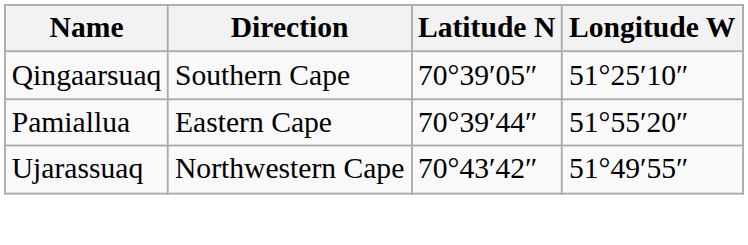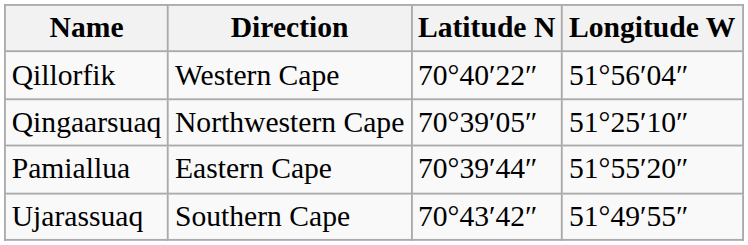+ row: (64, 74)
(263, 74) Southern Cape -> (290, 121) Northwestern Cape
(290, 168) Northwestern Cape -> (263, 215) Southern Cape
